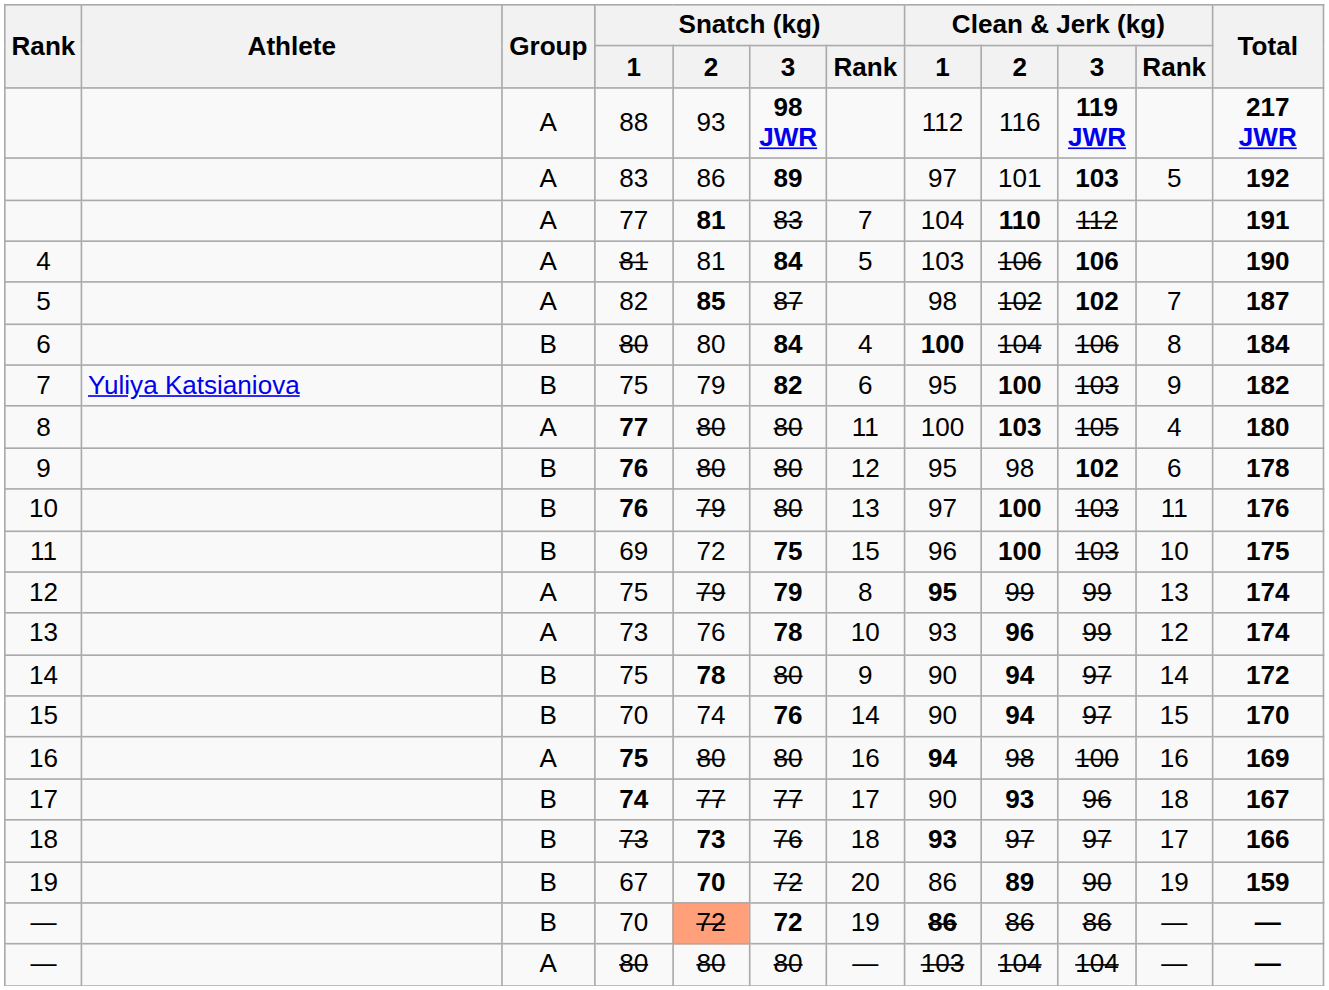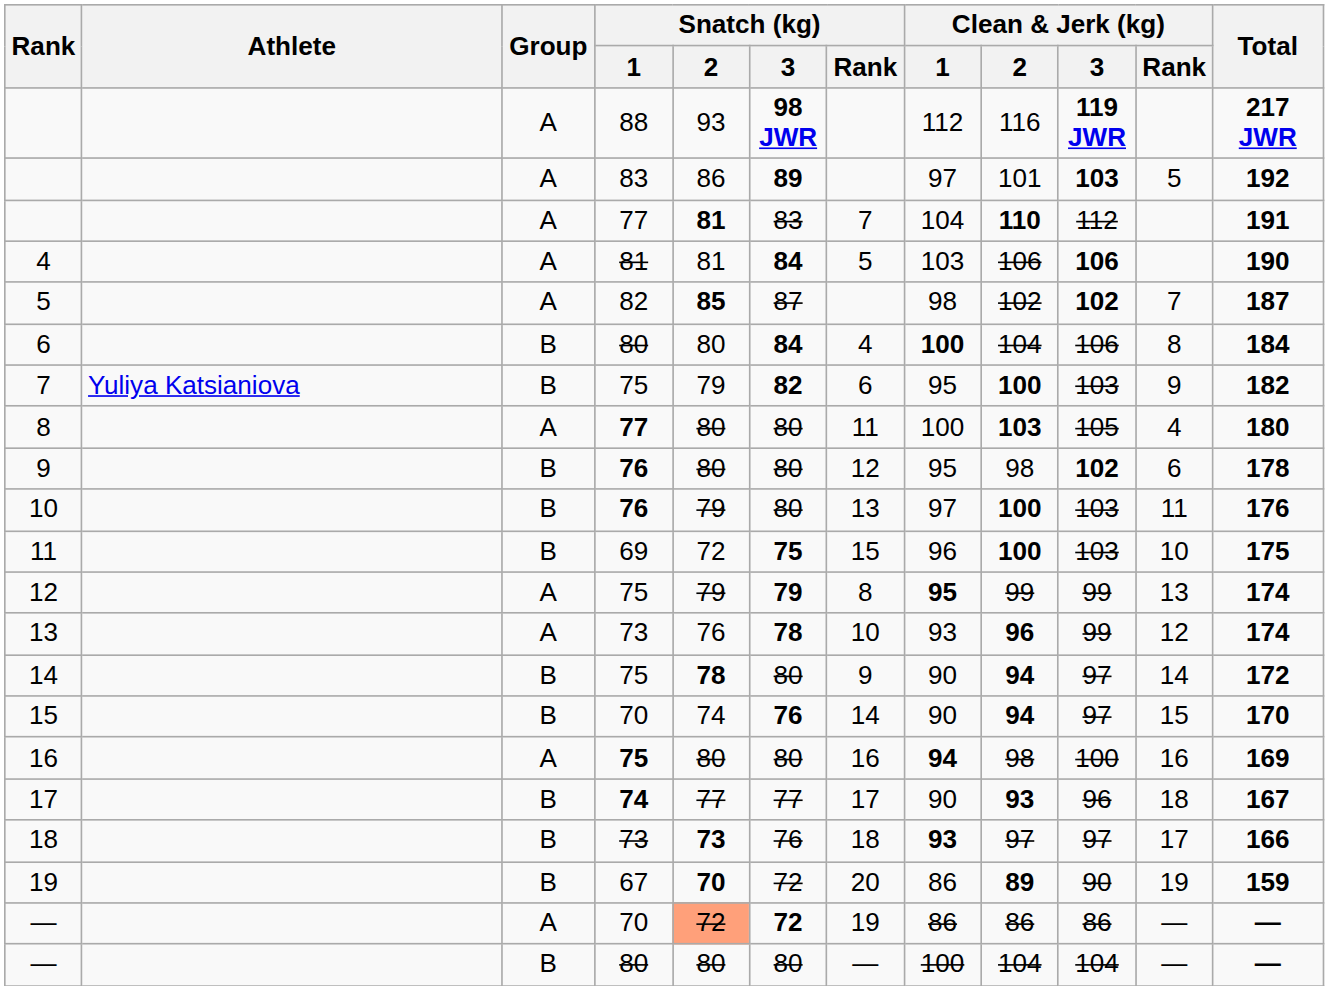(548, 923) B -> (548, 923) A
(943, 923) bold -> (943, 923) normal
(548, 964) A -> (548, 964) B
(943, 964) 103 -> (943, 964) 100
